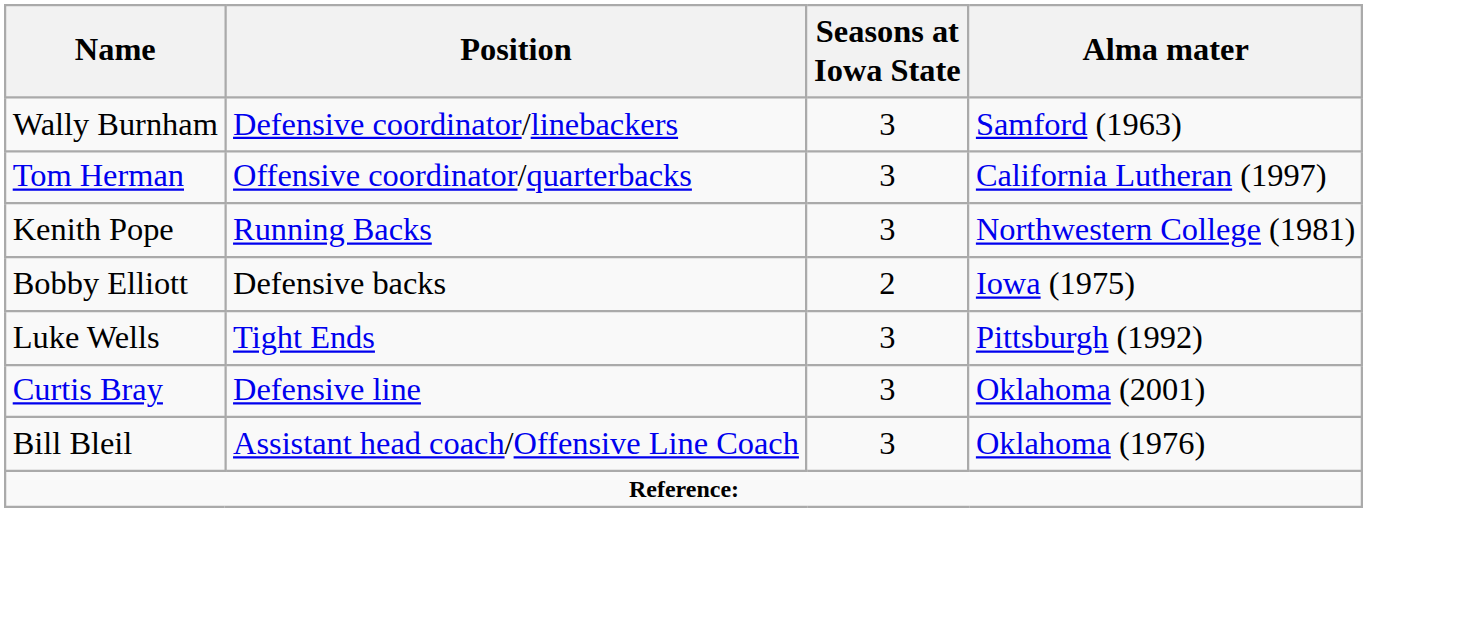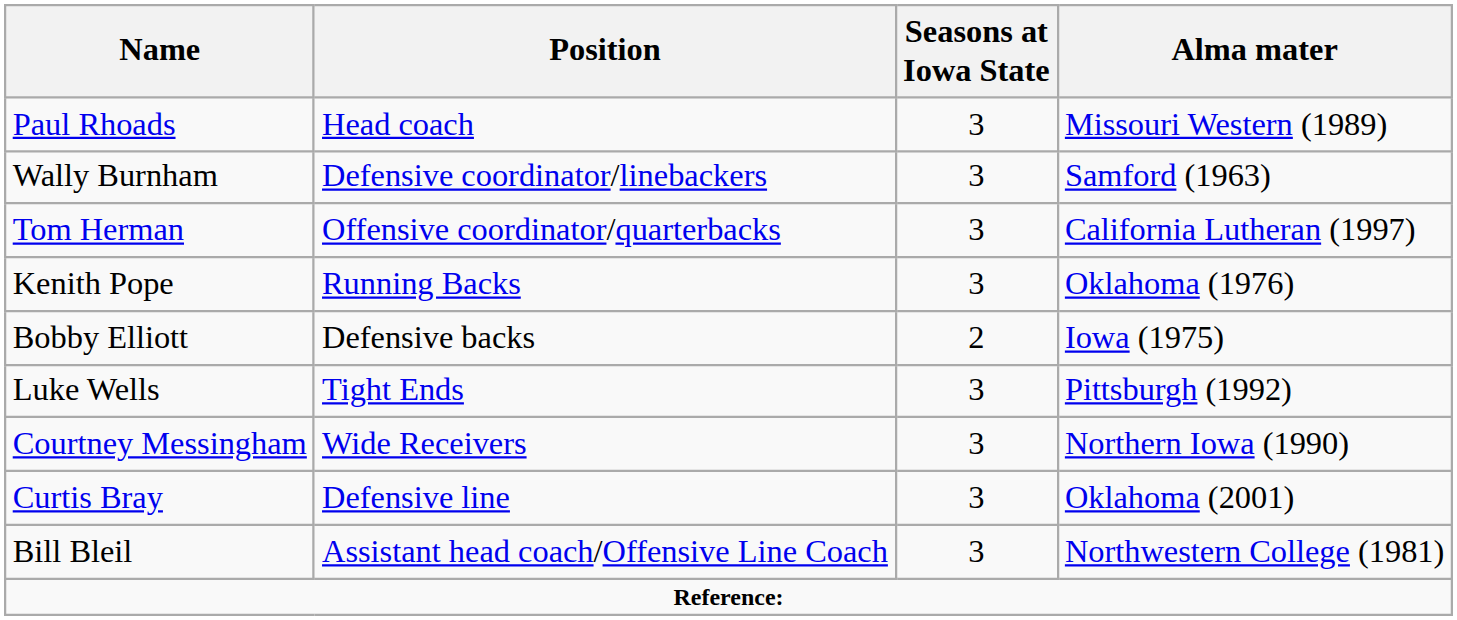+ row: (94, 123)
(1166, 230) Northwestern College (1981) -> (1180, 283) Oklahoma (1976)
+ row: (160, 443)
(1091, 443) Oklahoma (1976) -> (1255, 550) Northwestern College (1981)
